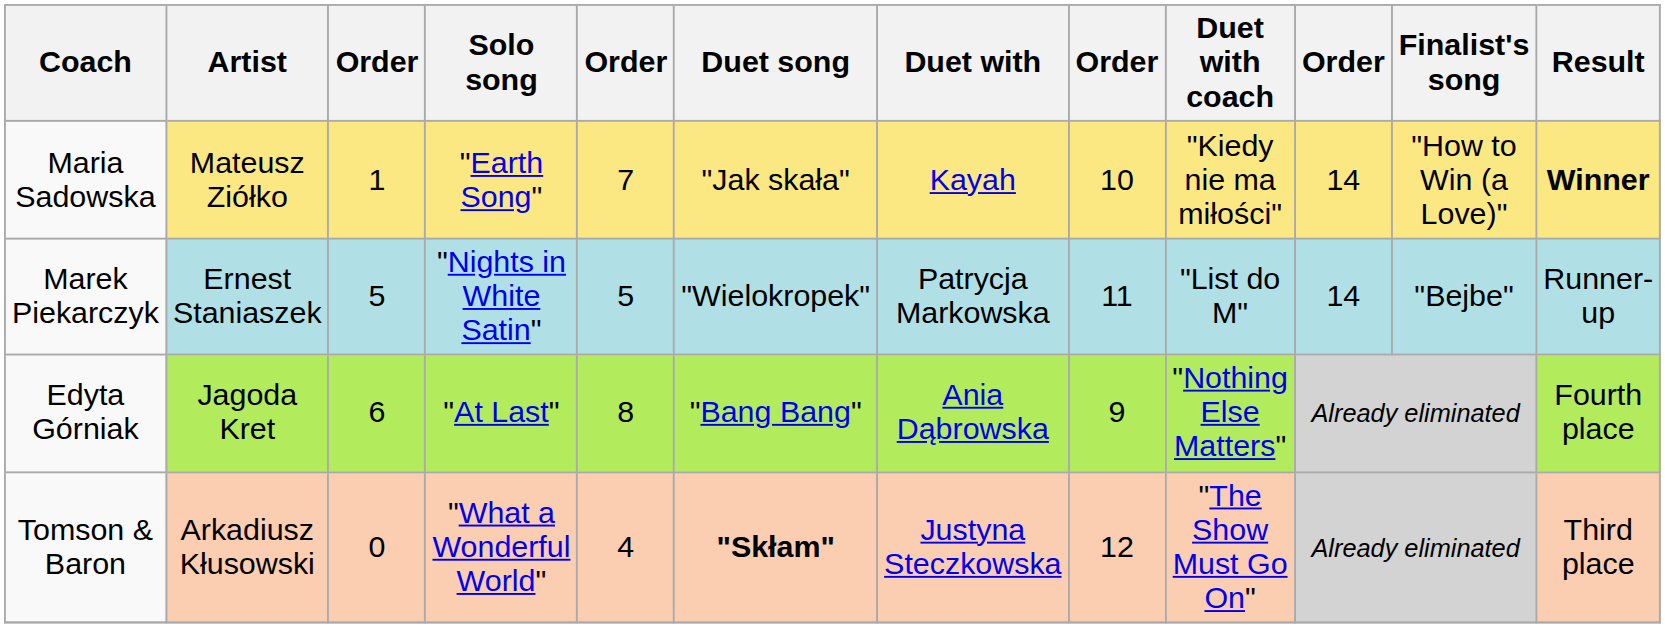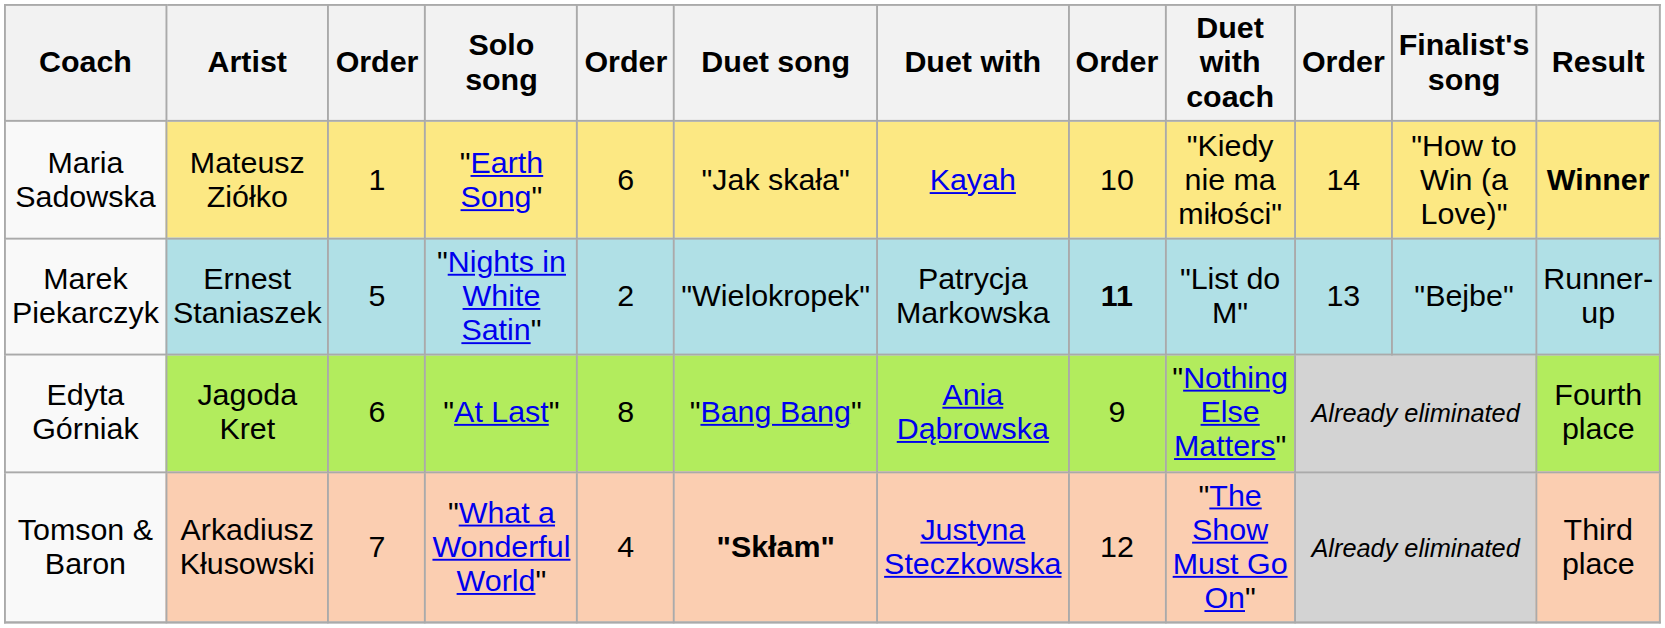(626, 179) 7 -> (626, 179) 6
(626, 296) 5 -> (626, 296) 2
(1117, 296) normal -> (1117, 296) bold
(1343, 296) 14 -> (1343, 296) 13
(377, 546) 0 -> (377, 546) 7
